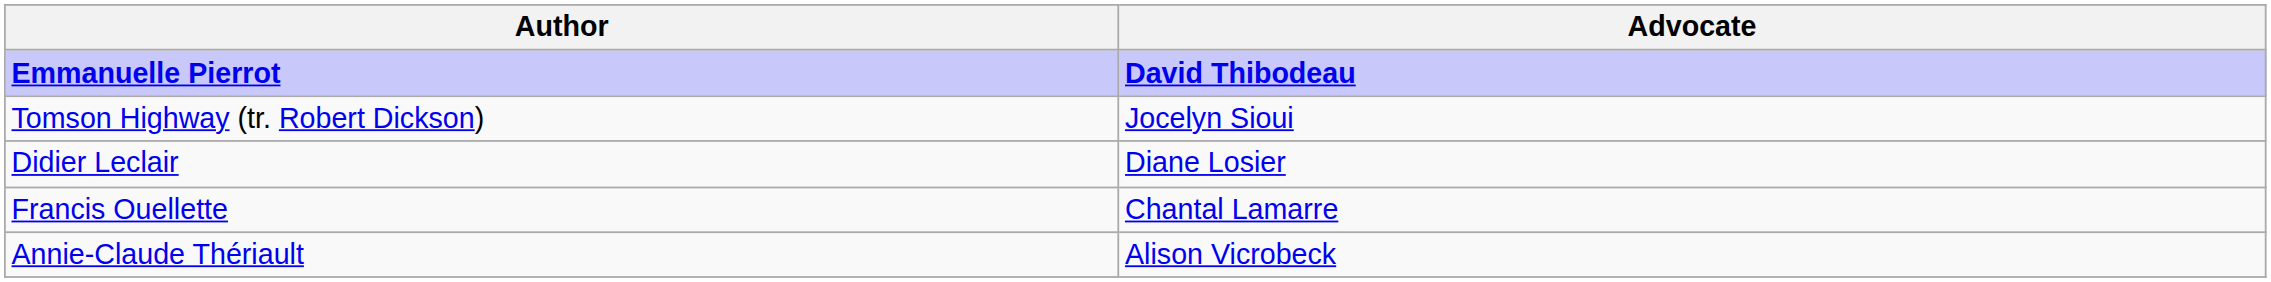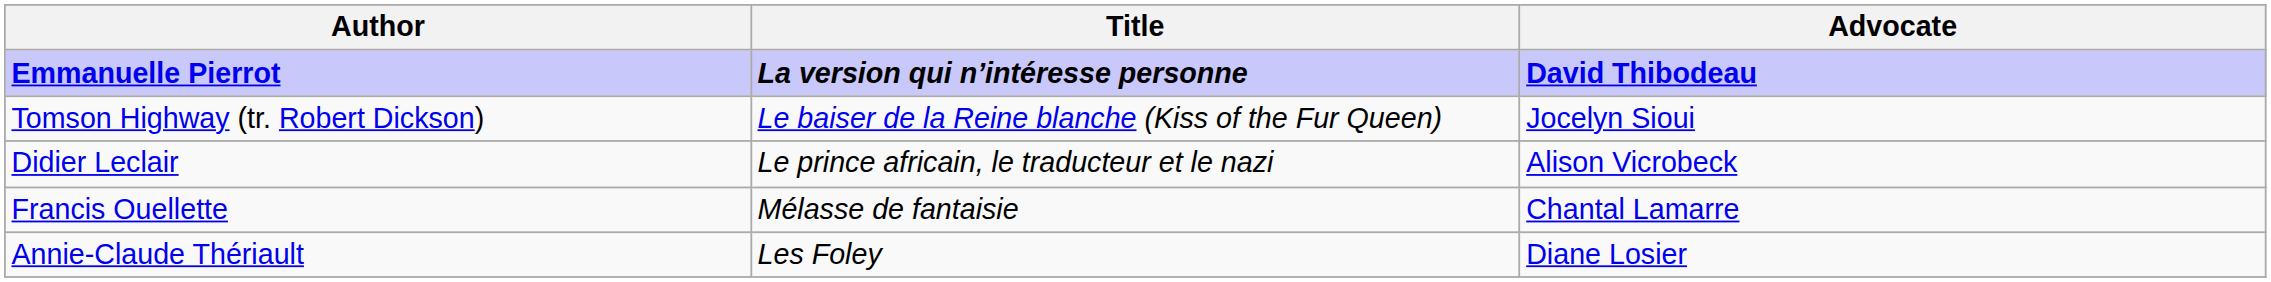+ column: (1135, 27)
(1205, 163) Diane Losier -> (1632, 163) Alison Vicrobeck
(1231, 254) Alison Vicrobeck -> (1607, 254) Diane Losier
